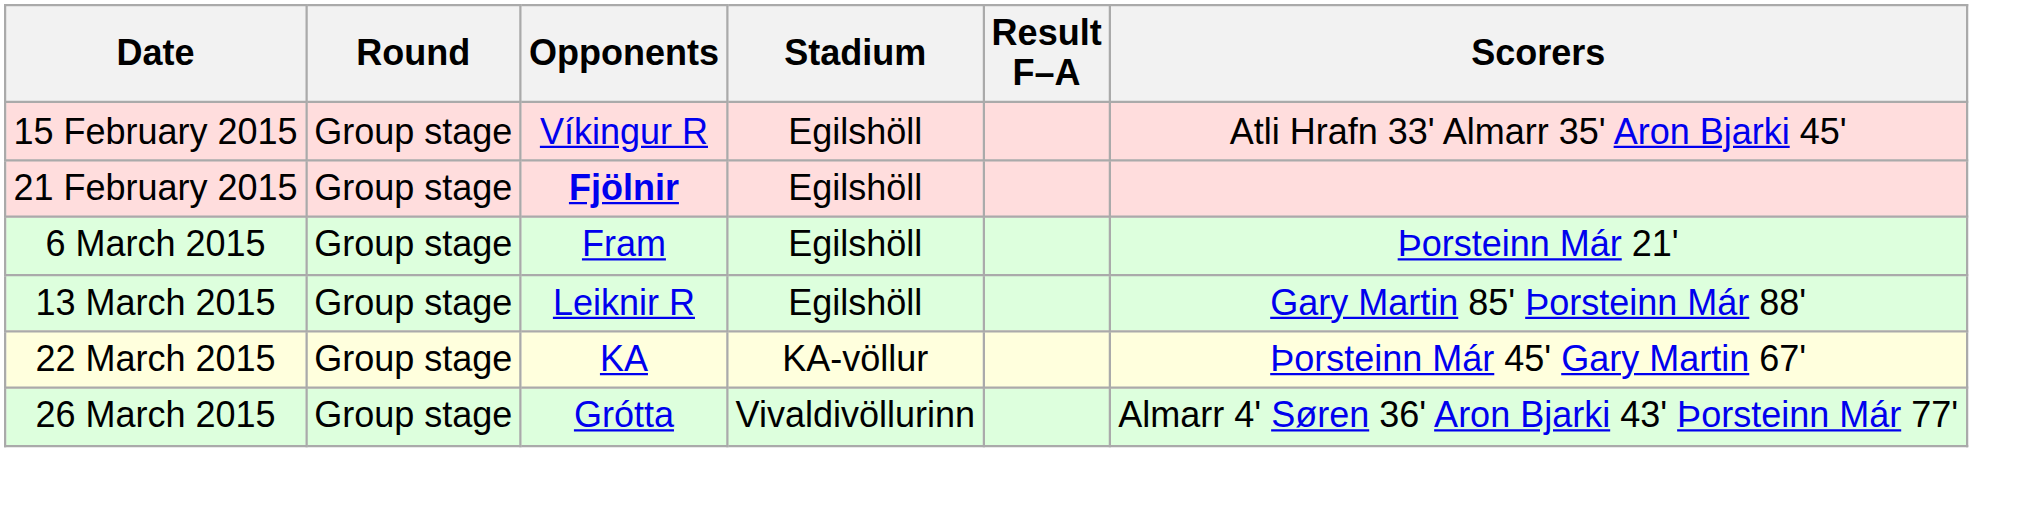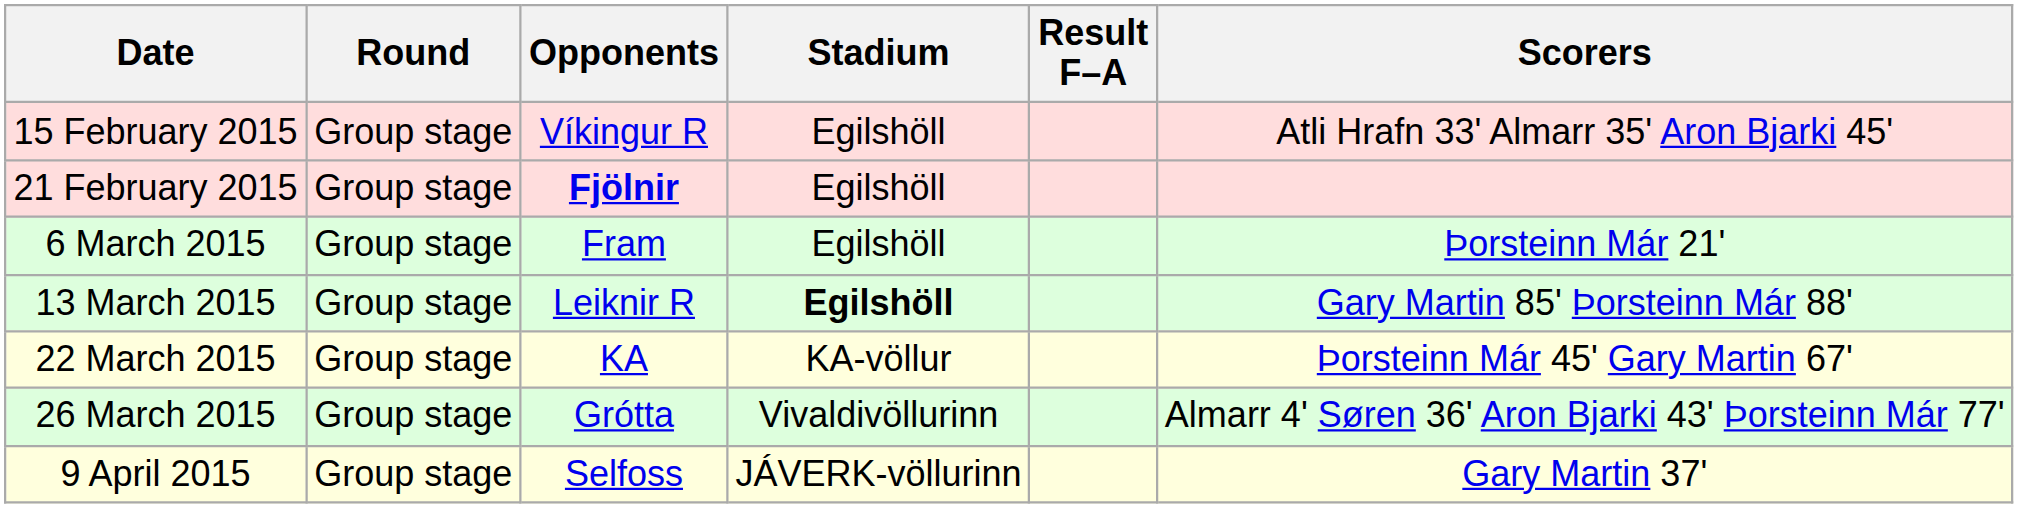(855, 301) normal -> (879, 301) bold
+ row: (156, 473)
